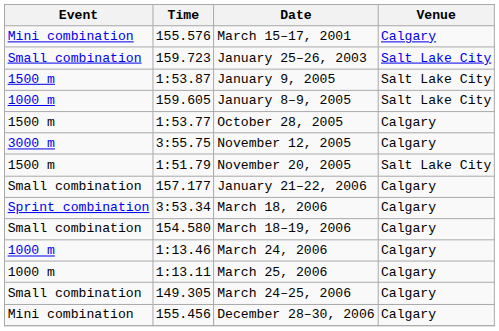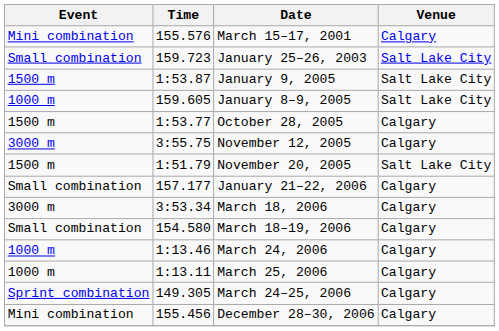(79, 208) Sprint combination -> (31, 208) 3000 m
(75, 293) Small combination -> (79, 293) Sprint combination
